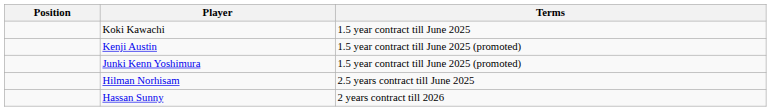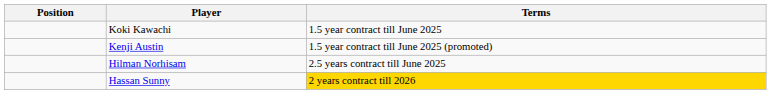- row: (151, 64)
(391, 98) no background -> (362, 81) gold background
